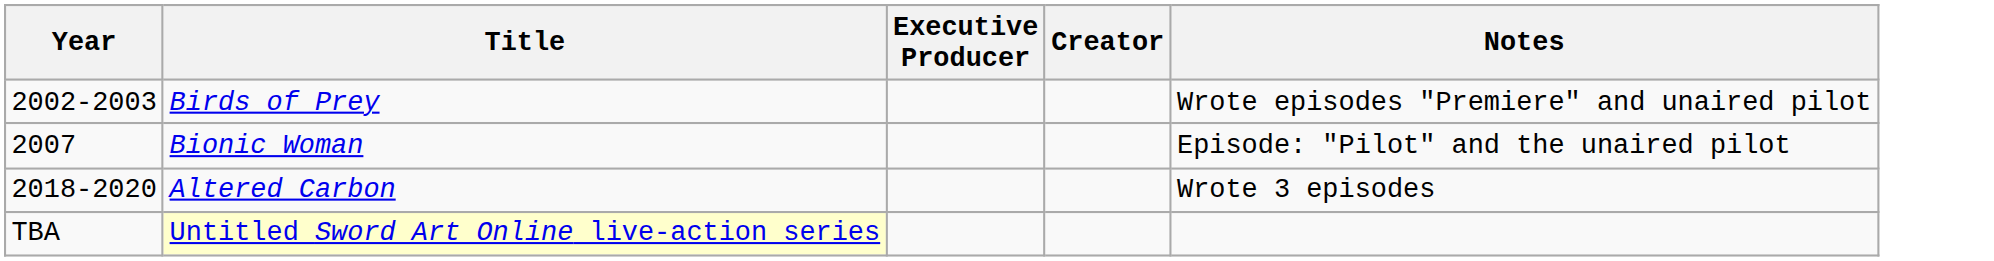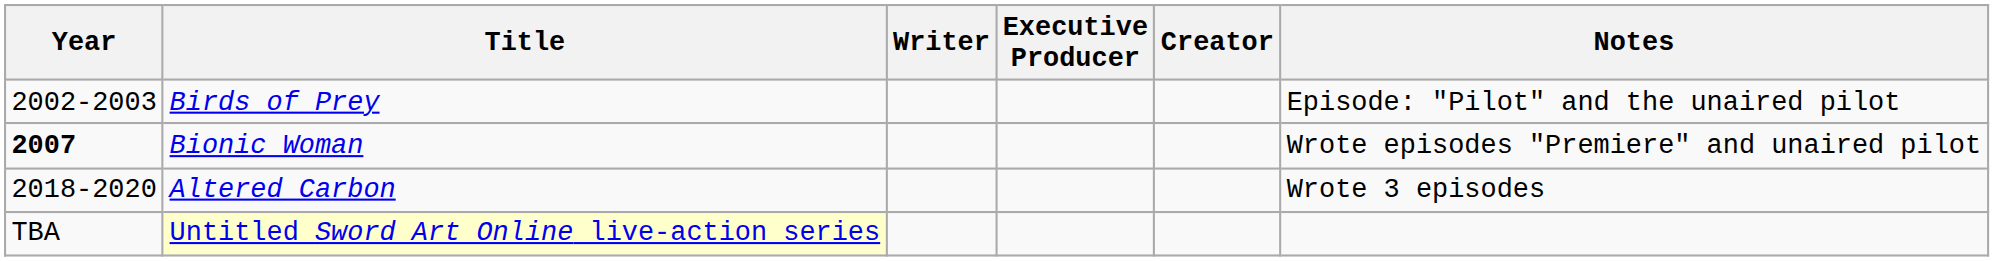+ column: (941, 42)
(1524, 102) Wrote episodes "Premiere" and unaired pilot -> (1594, 102) Episode: "Pilot" and the unaired pilot
(44, 146) normal -> (44, 146) bold
(1484, 146) Episode: "Pilot" and the unaired pilot -> (1634, 146) Wrote episodes "Premiere" and unaired pilot
